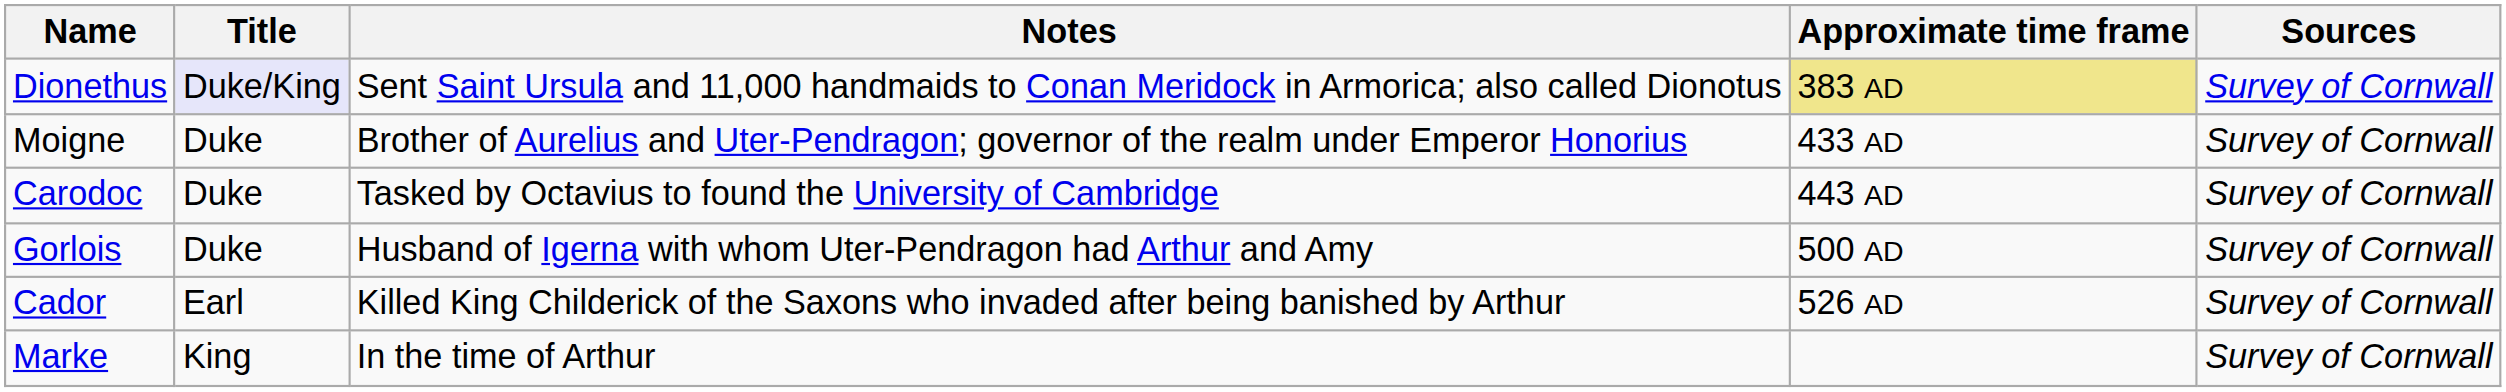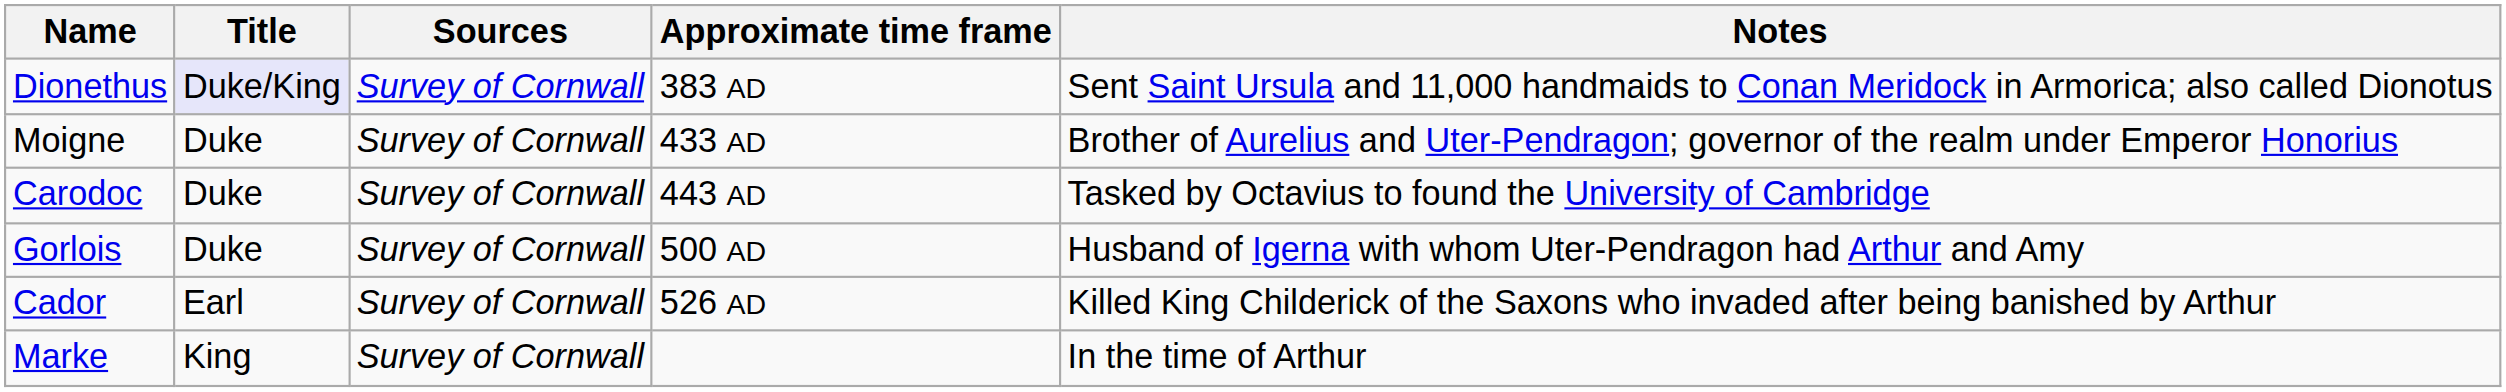columns swapped: (1069, 31) <-> (2349, 31)
(1851, 85) khaki background -> (713, 85) no background
